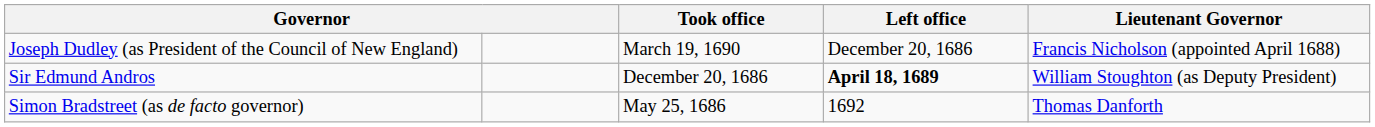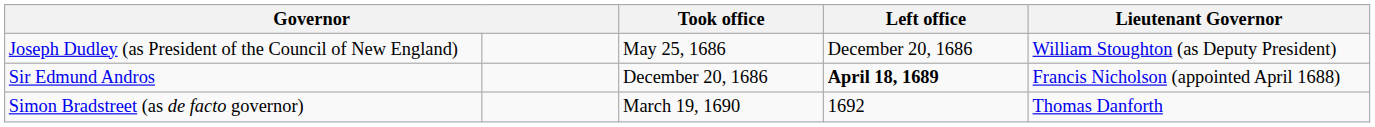(682, 48) March 19, 1690 -> (674, 48) May 25, 1686
(1186, 48) Francis Nicholson (appointed April 1688) -> (1185, 48) William Stoughton (as Deputy President)
(1185, 77) William Stoughton (as Deputy President) -> (1186, 77) Francis Nicholson (appointed April 1688)
(674, 106) May 25, 1686 -> (682, 106) March 19, 1690
